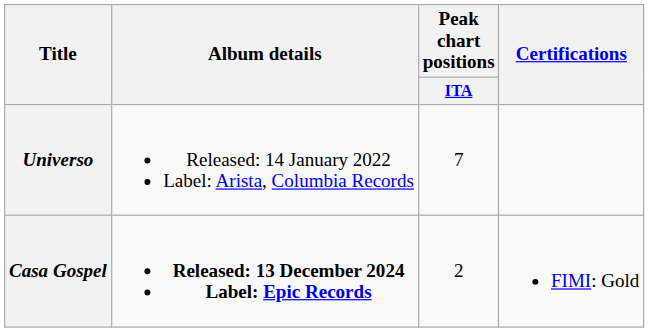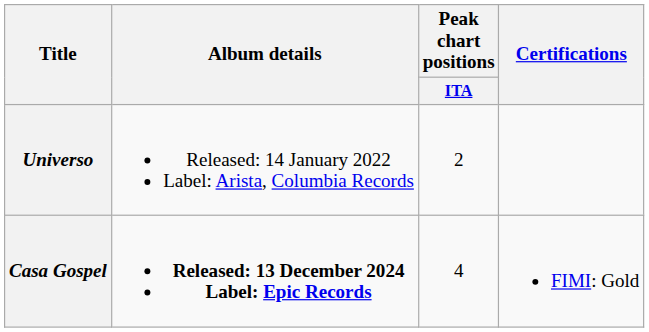(459, 159) 7 -> (459, 159) 2
(459, 270) 2 -> (459, 270) 4
